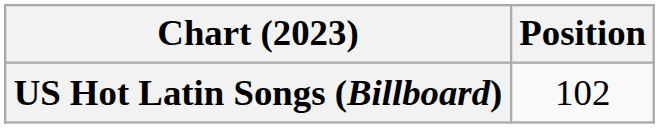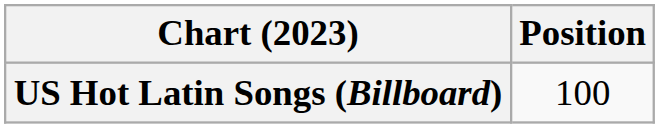(583, 92) 102 -> (583, 92) 100
